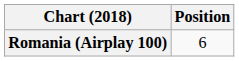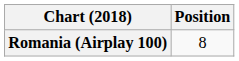(202, 42) 6 -> (202, 42) 8
